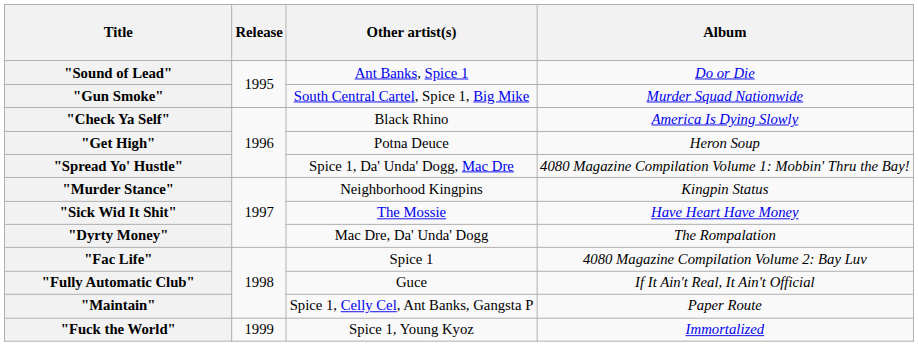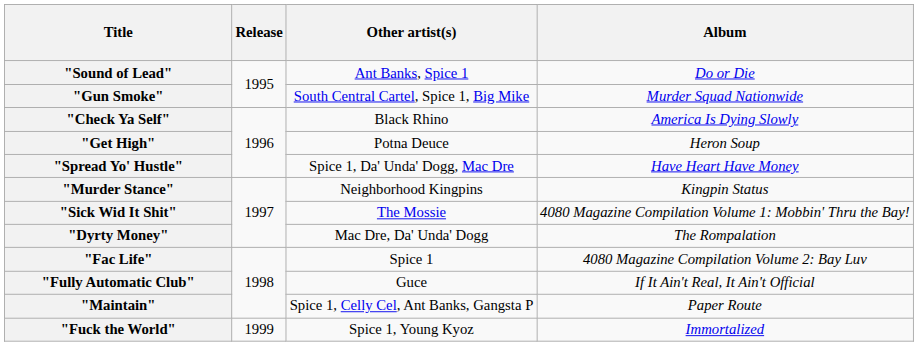(725, 166) 4080 Magazine Compilation Volume 1: Mobbin' Thru the Bay! -> (725, 166) Have Heart Have Money
(725, 212) Have Heart Have Money -> (725, 212) 4080 Magazine Compilation Volume 1: Mobbin' Thru the Bay!
